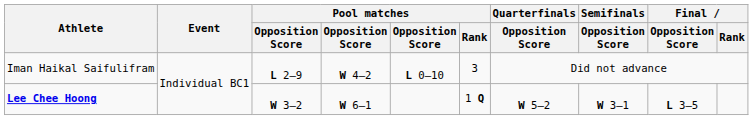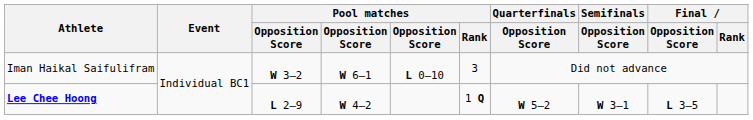(286, 74) L 2–9 -> (286, 74) W 3–2
(355, 74) W 4–2 -> (355, 74) W 6–1
(286, 105) W 3–2 -> (286, 105) L 2–9
(355, 105) W 6–1 -> (355, 105) W 4–2
